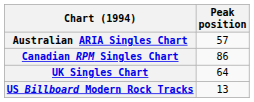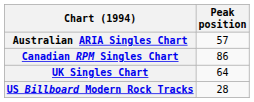(222, 89) 13 -> (222, 89) 28
